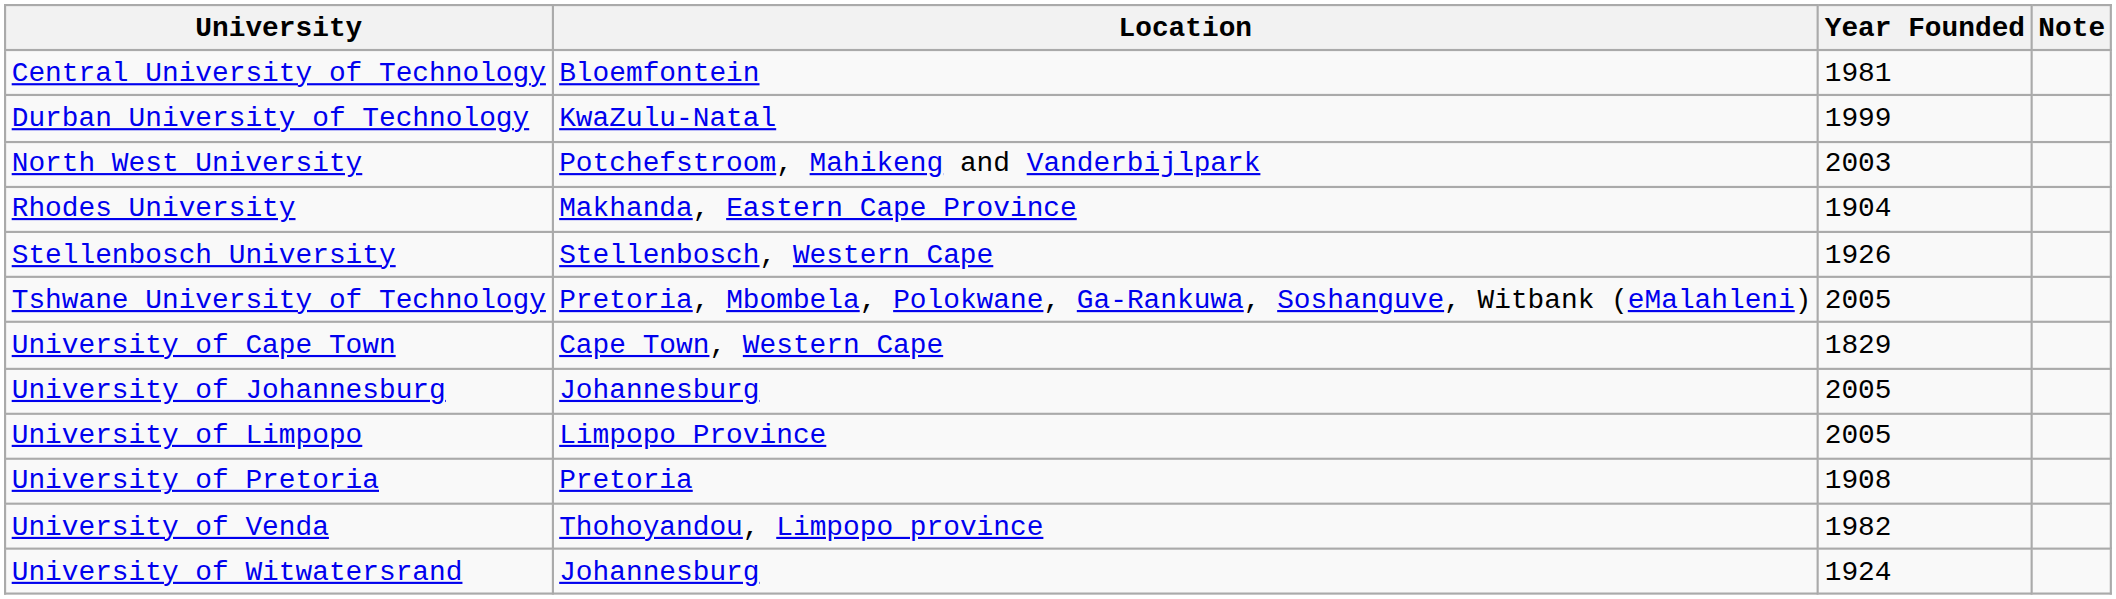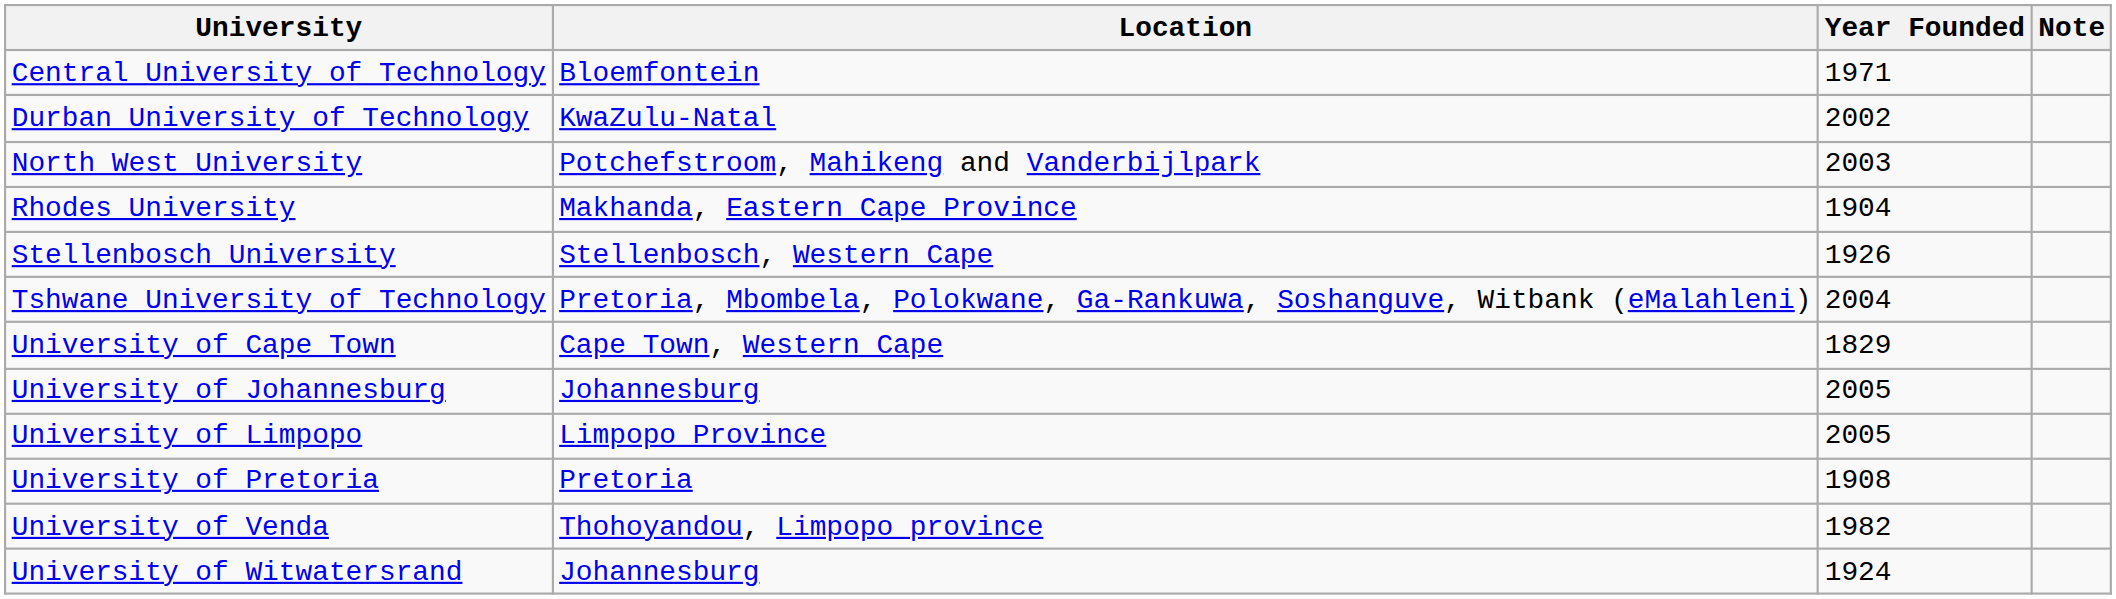(1858, 73) 1981 -> (1858, 73) 1971
(1858, 118) 1999 -> (1858, 118) 2002
(1858, 300) 2005 -> (1858, 300) 2004
